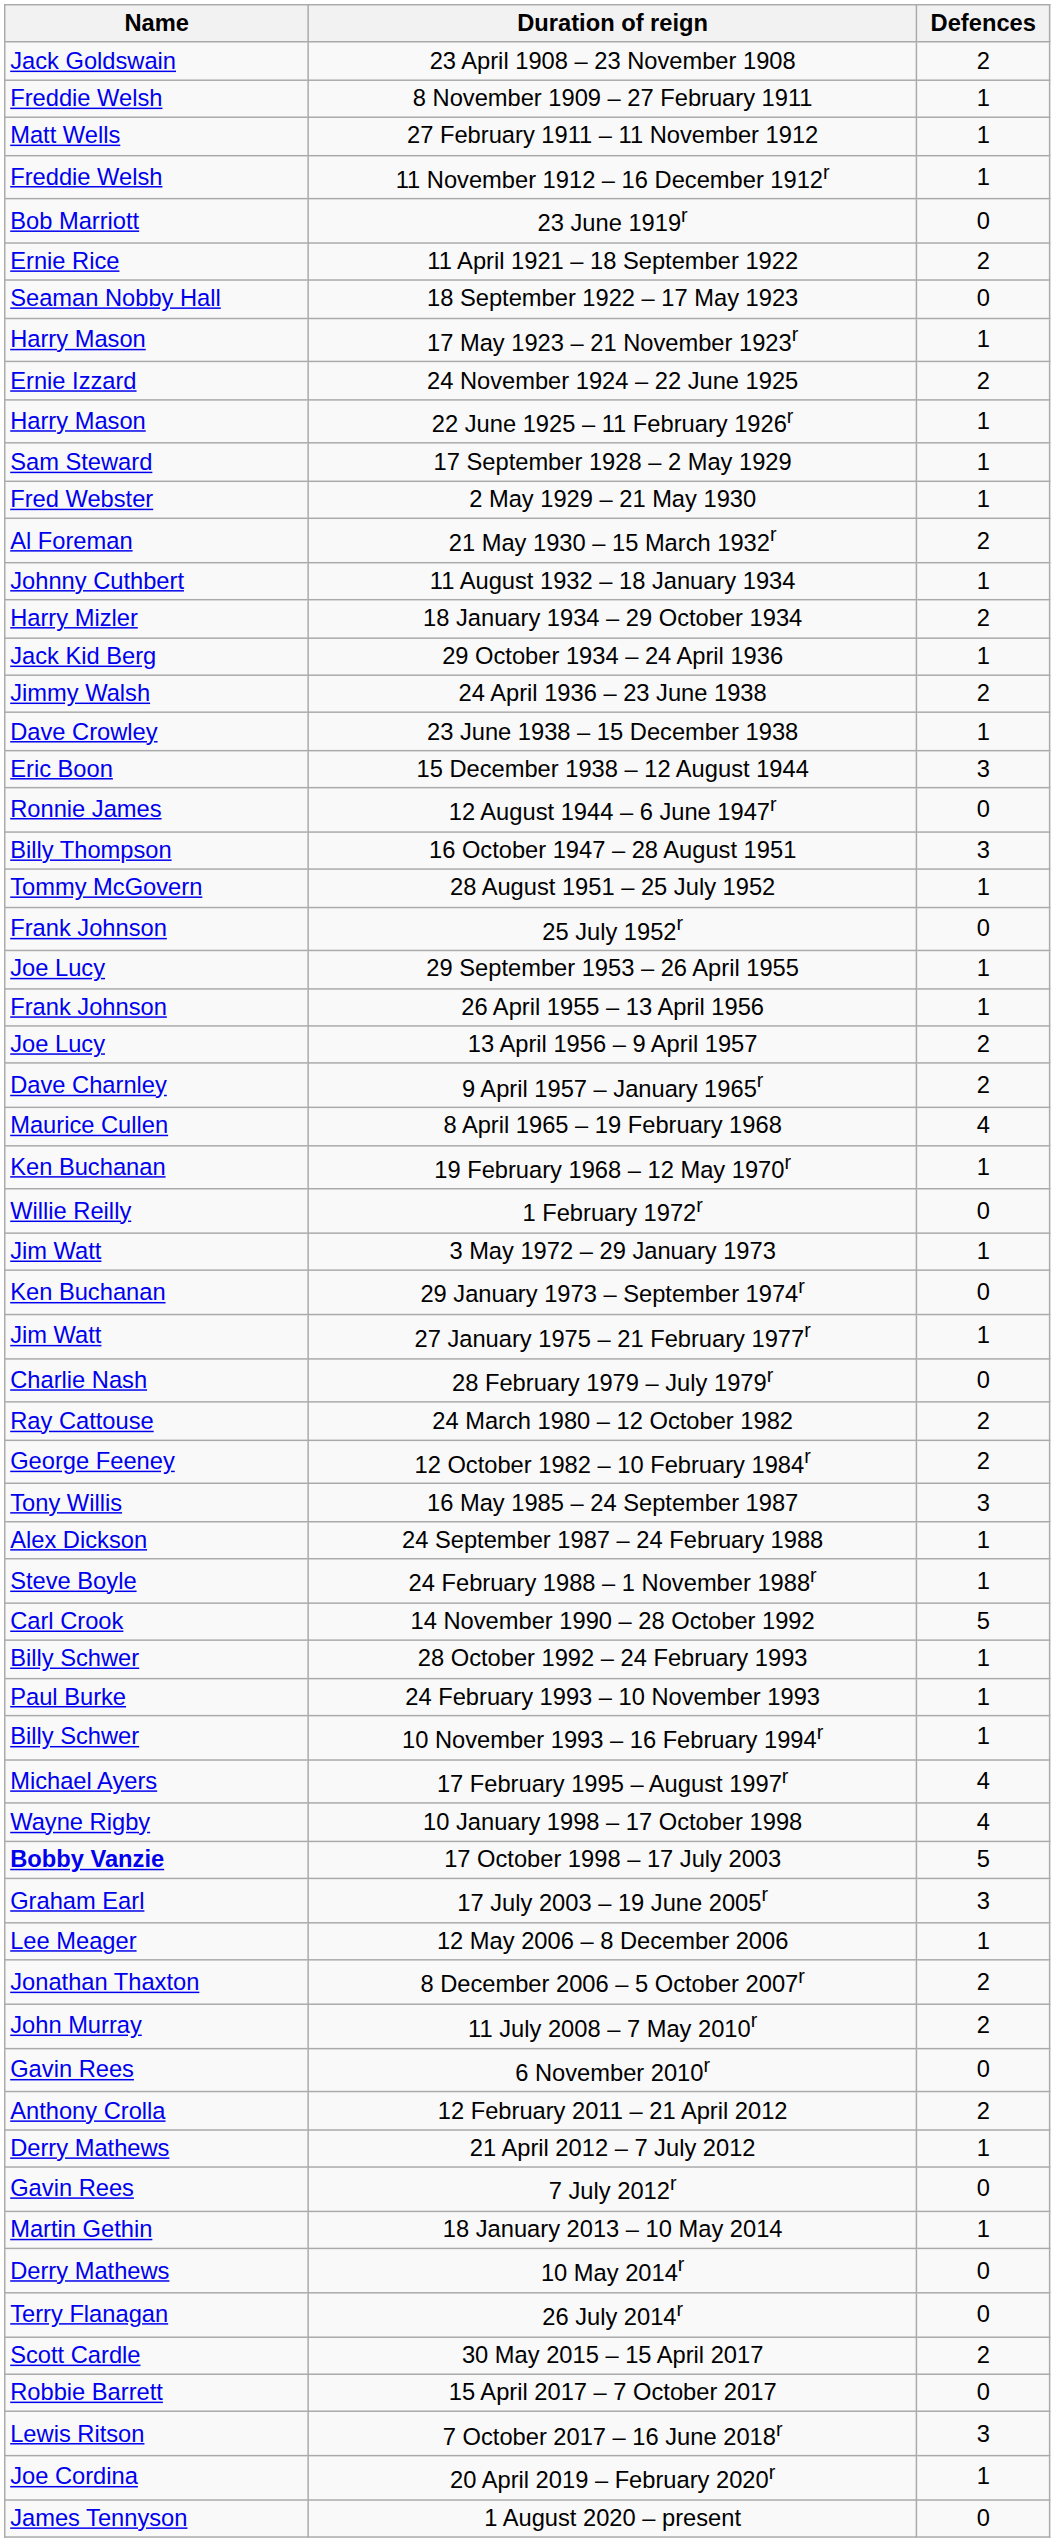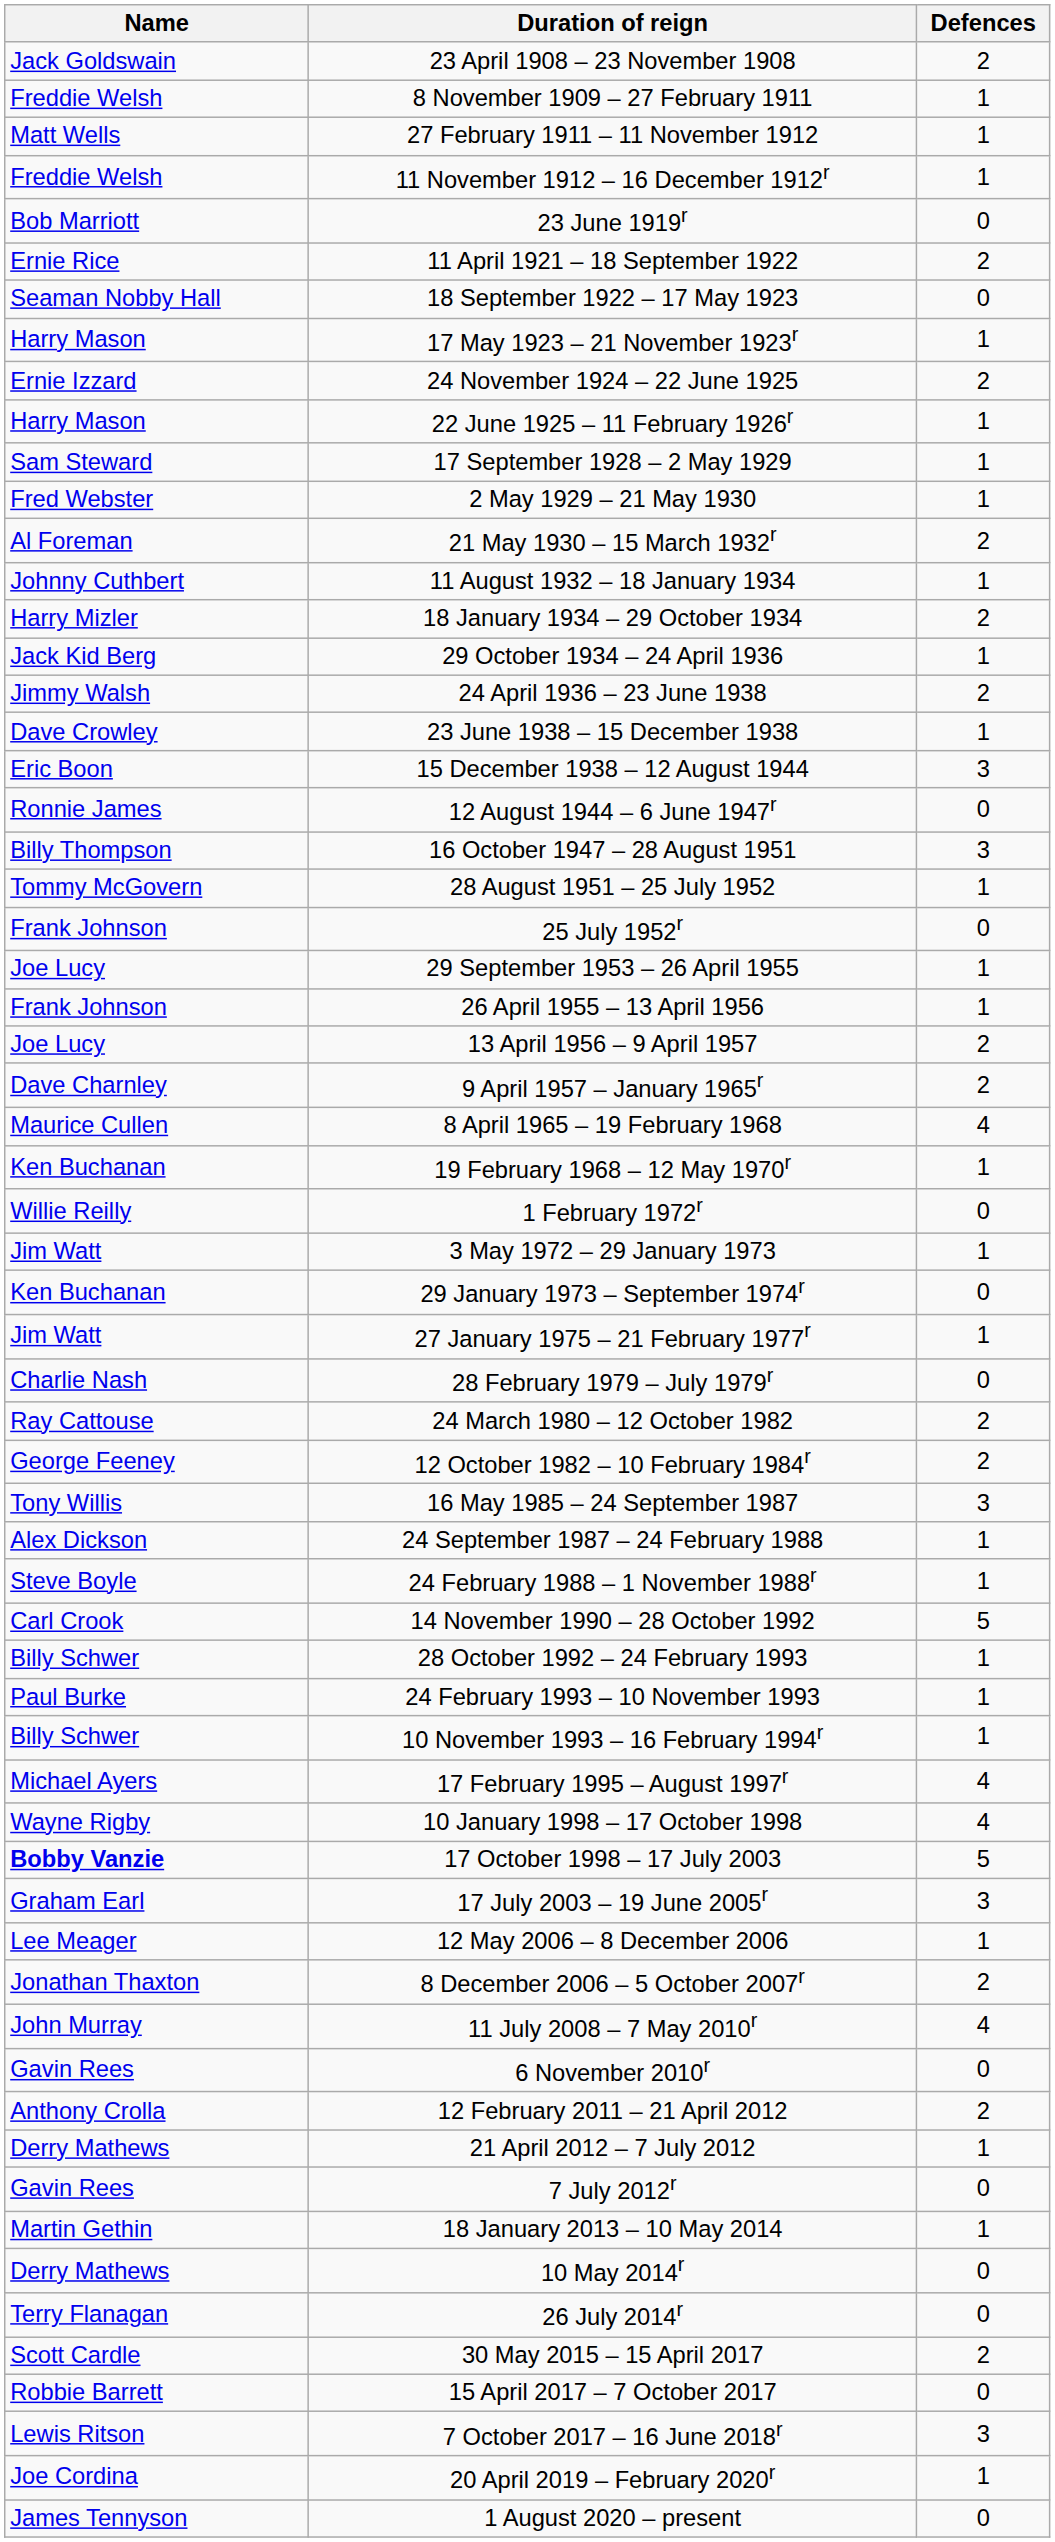(983, 2025) 2 -> (983, 2025) 4
